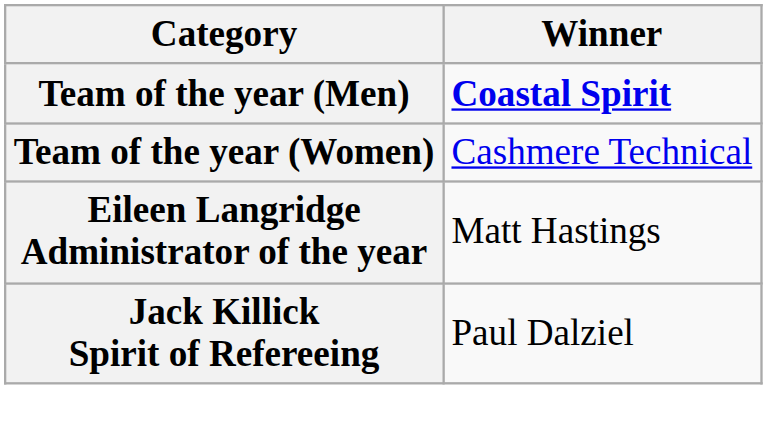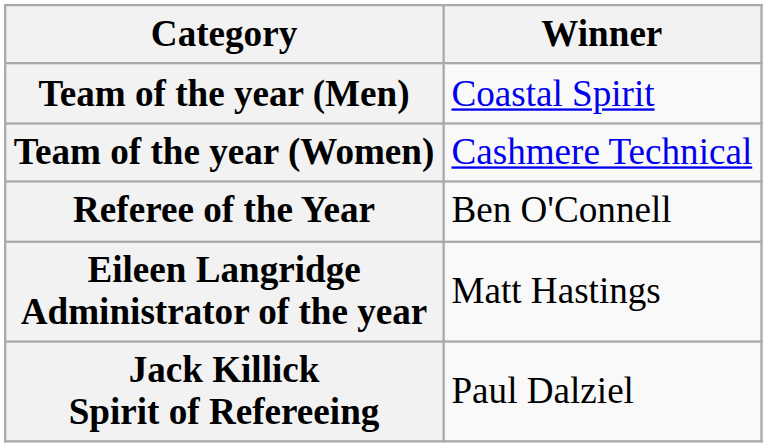(561, 92) bold -> (553, 92) normal
+ row: (224, 210)
